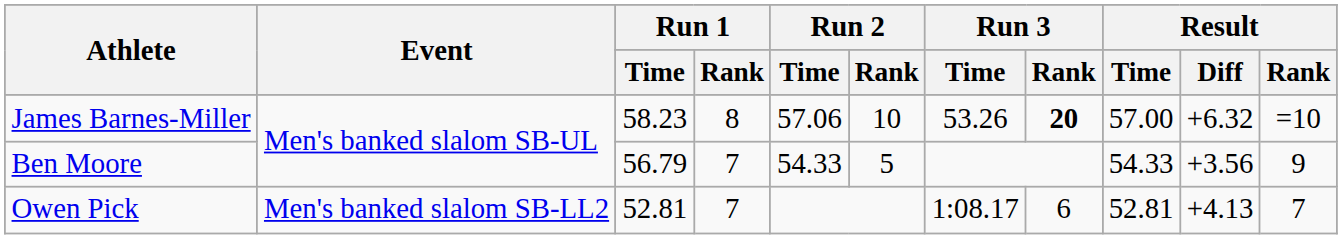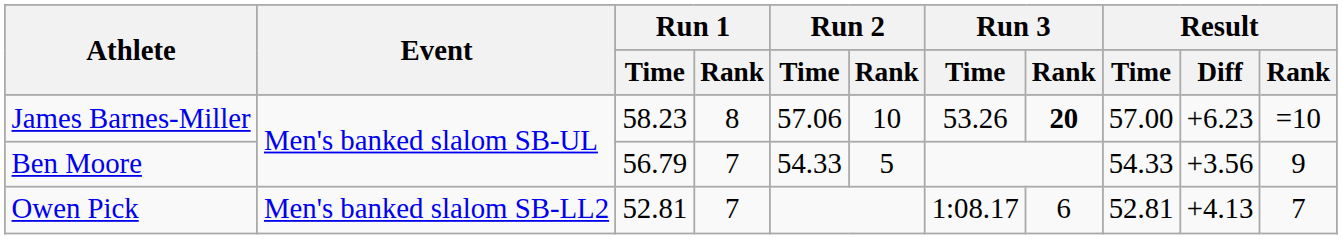(1220, 118) +6.32 -> (1220, 118) +6.23
